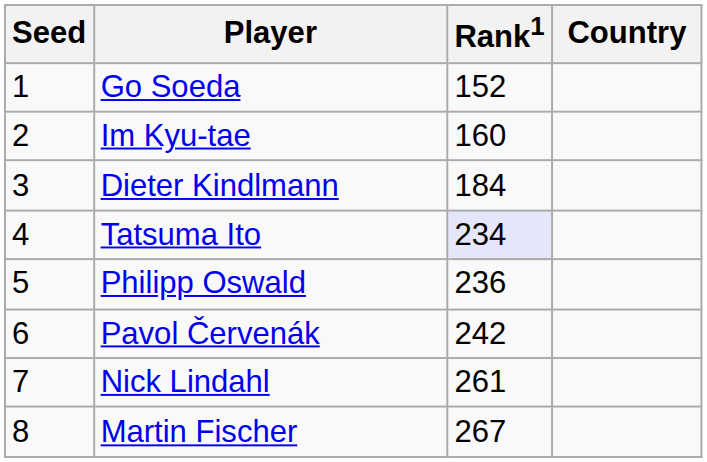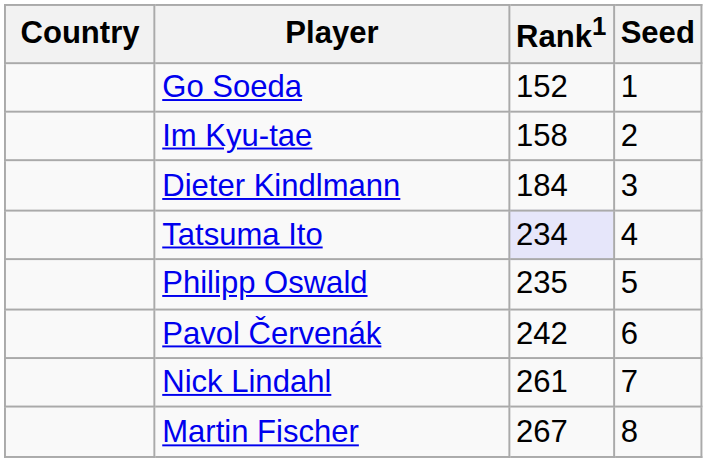columns swapped: (627, 33) <-> (49, 33)
(480, 135) 160 -> (542, 135) 158
(480, 283) 236 -> (542, 283) 235
